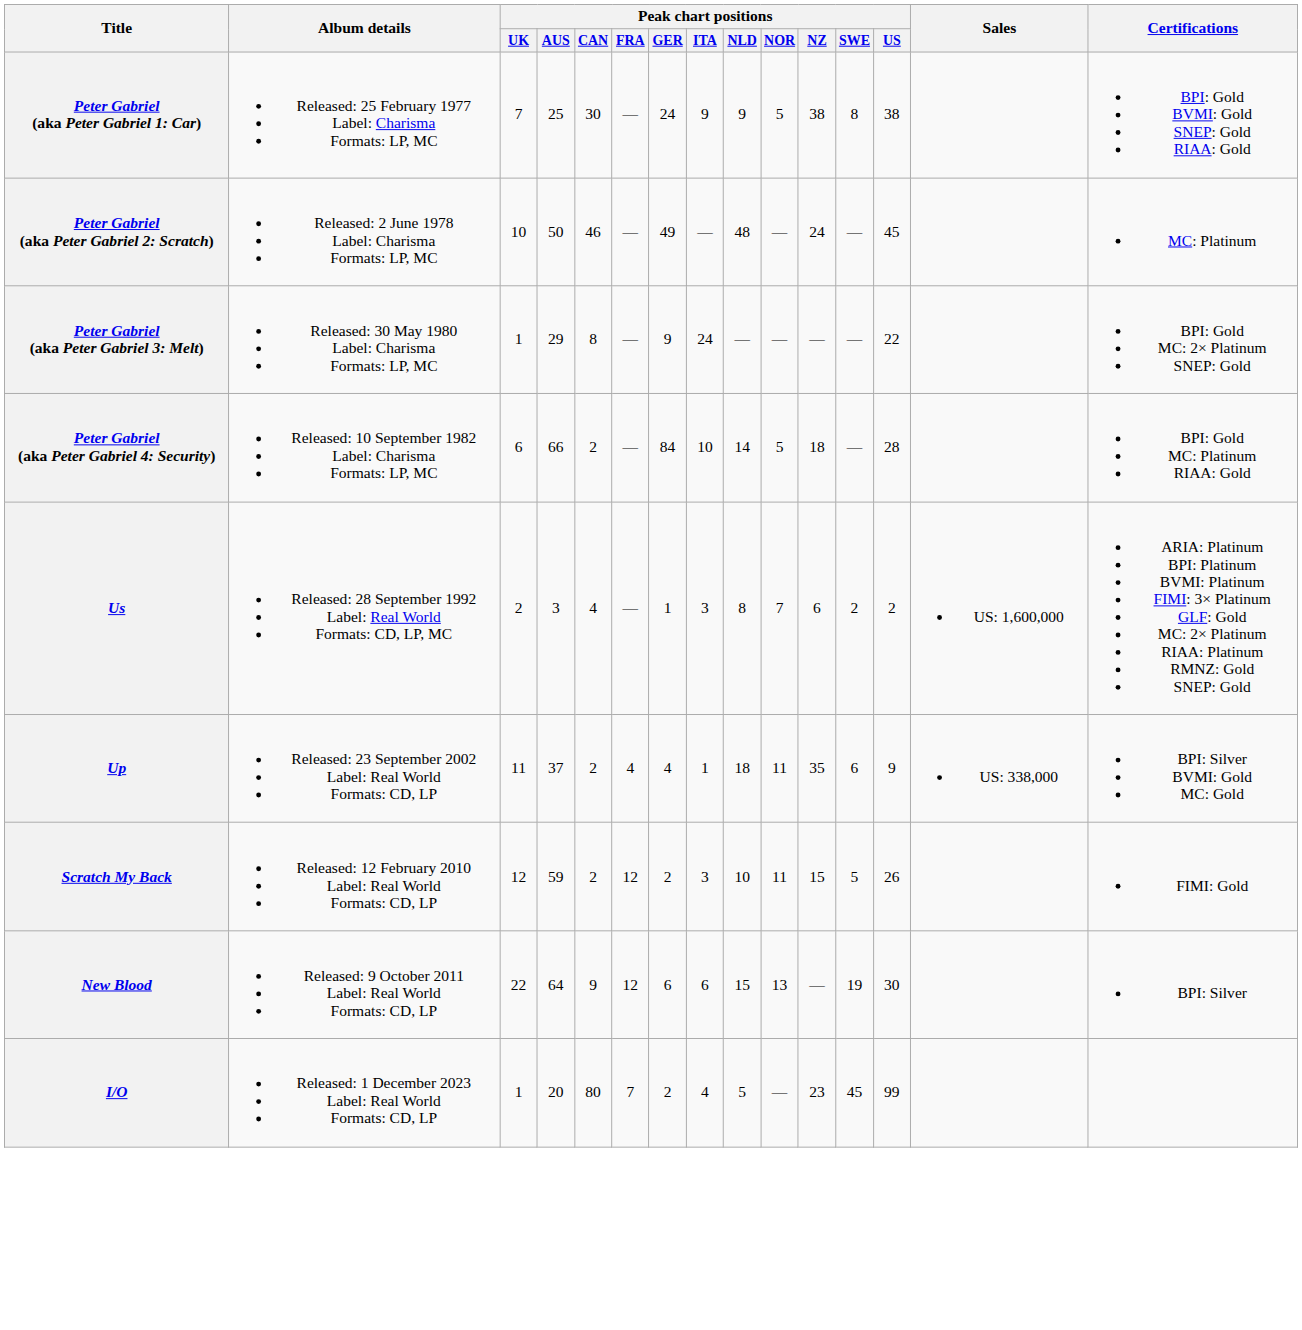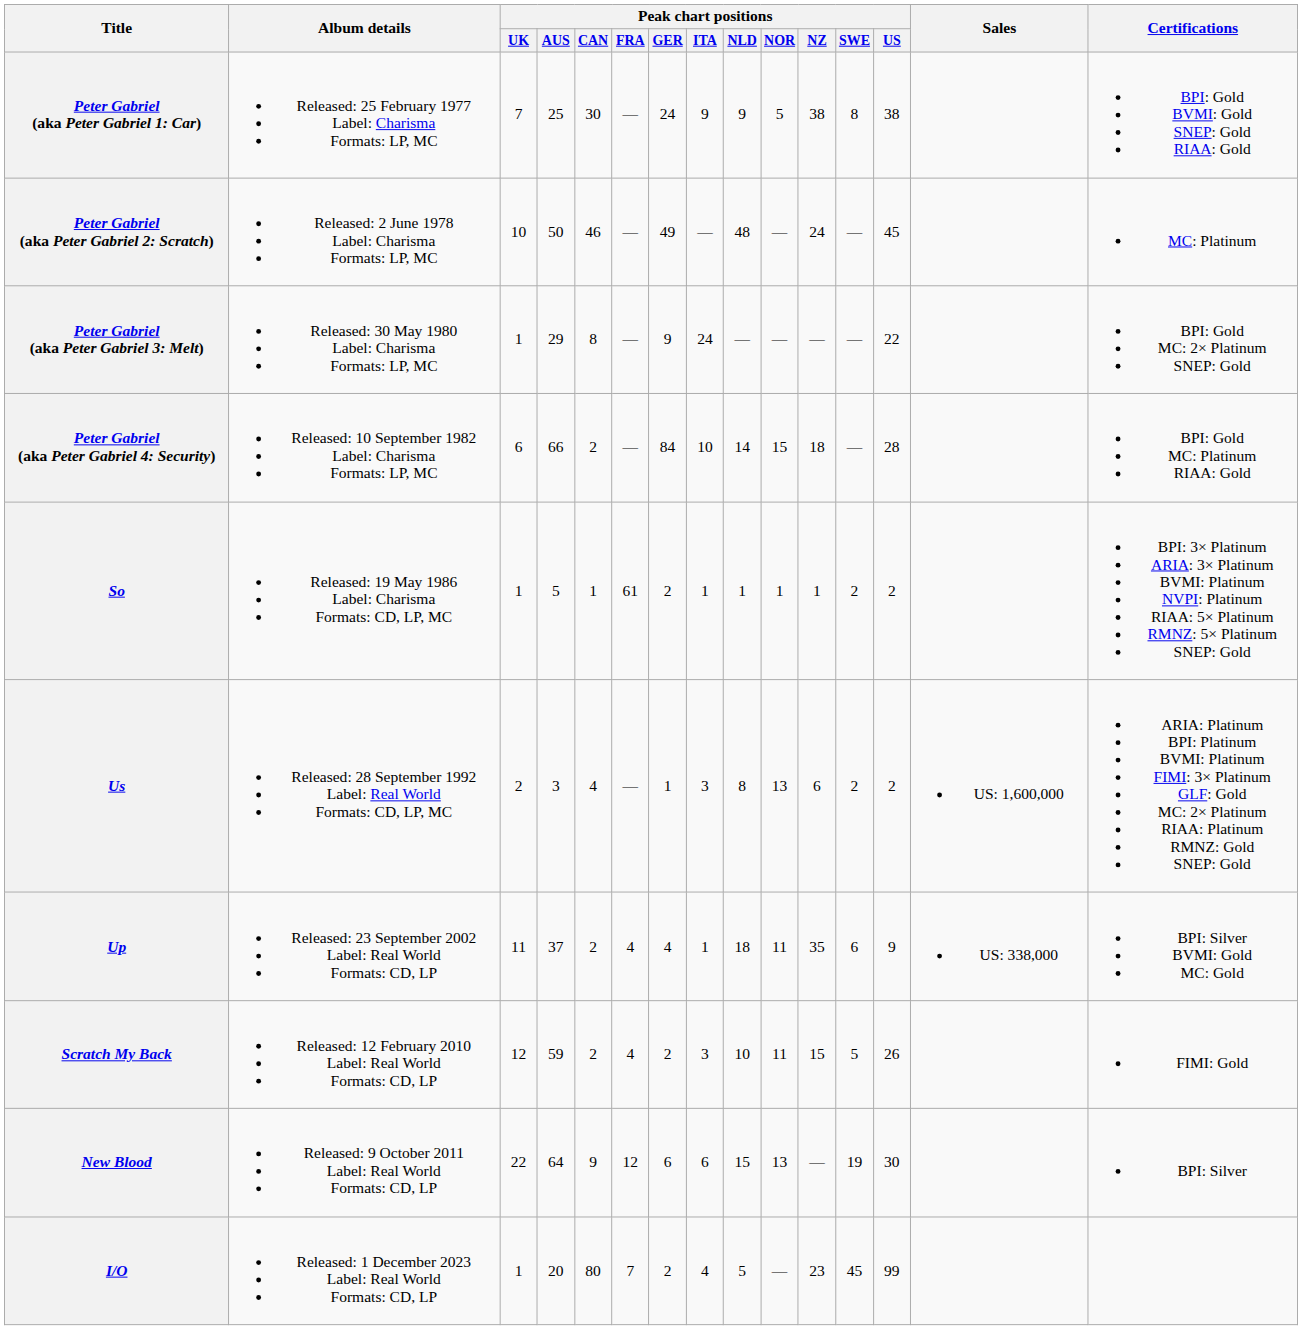(780, 447) 5 -> (780, 447) 15
+ row: (117, 590)
(780, 608) 7 -> (780, 786) 13
(630, 876) 12 -> (630, 1054) 4
